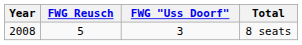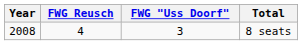(81, 31) 5 -> (81, 31) 4
